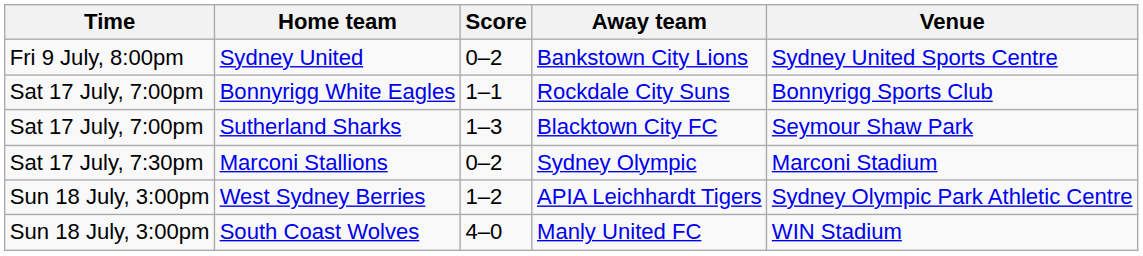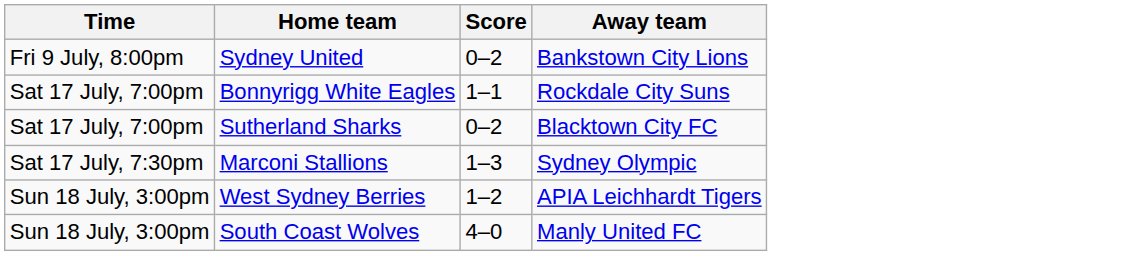- column: (952, 22)
(484, 127) 1–3 -> (484, 127) 0–2
(484, 162) 0–2 -> (484, 162) 1–3
